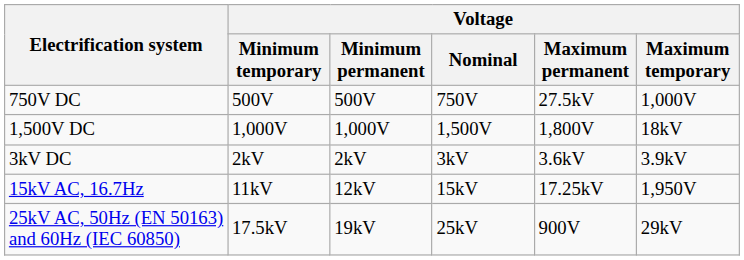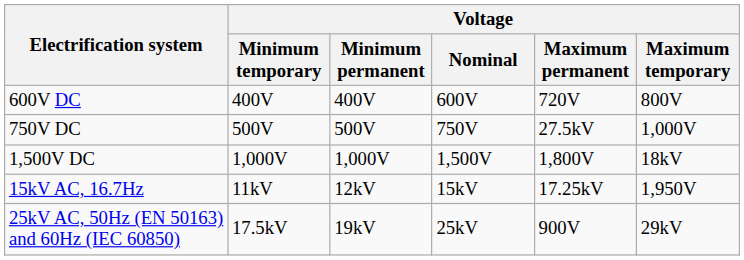+ row: (45, 99)
- row: (40, 159)
